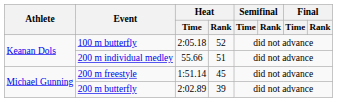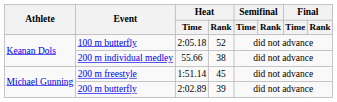(221, 58) 51 -> (221, 58) 38
